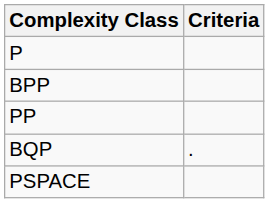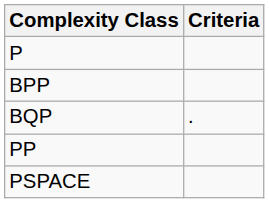rows swapped: (31, 149) <-> (23, 117)
